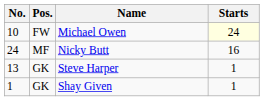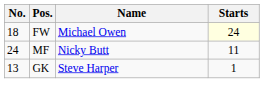(13, 31) 10 -> (13, 31) 18
(234, 50) 16 -> (234, 50) 11
- row: (85, 86)
